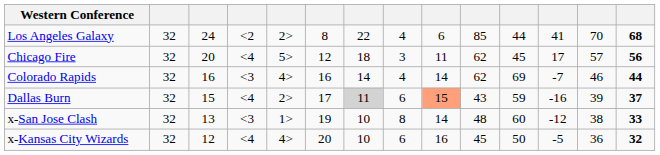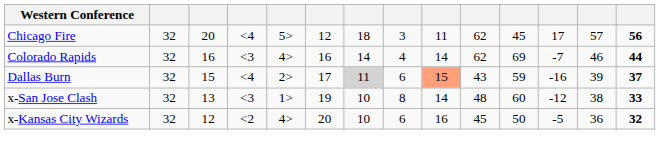- row: (61, 35)
(247, 139) <4 -> (247, 118) <2
